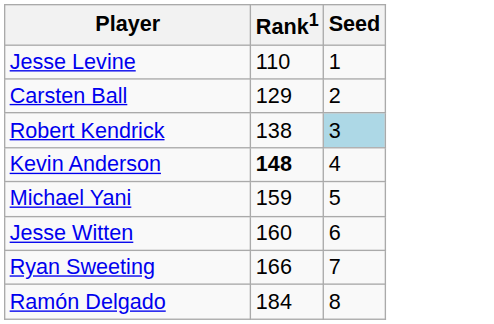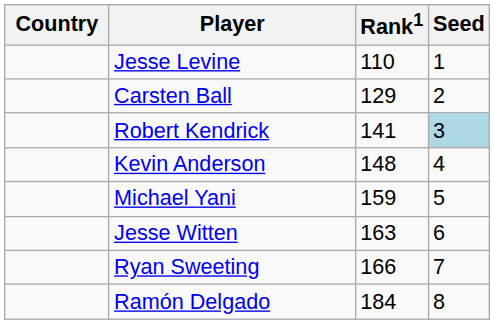+ column: (57, 24)
(274, 130) 138 -> (378, 130) 141
(274, 164) bold -> (378, 164) normal
(274, 233) 160 -> (378, 233) 163
